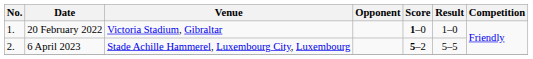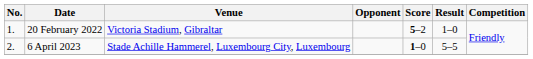(418, 29) 1–0 -> (418, 29) 5–2
(418, 46) 5–2 -> (418, 46) 1–0
